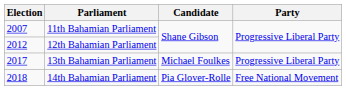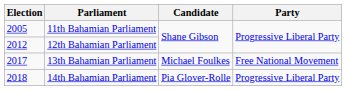(17, 28) 2007 -> (17, 28) 2005
(287, 61) Progressive Liberal Party -> (287, 61) Free National Movement
(287, 77) Free National Movement -> (287, 77) Progressive Liberal Party
